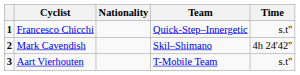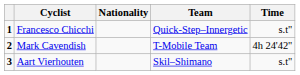(183, 45) Skil–Shimano -> (185, 45) T-Mobile Team
(185, 62) T-Mobile Team -> (183, 62) Skil–Shimano
